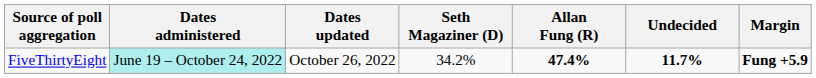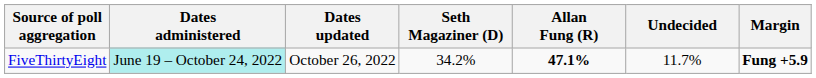(569, 60) 47.4% -> (569, 60) 47.1%
(682, 60) bold -> (682, 60) normal
